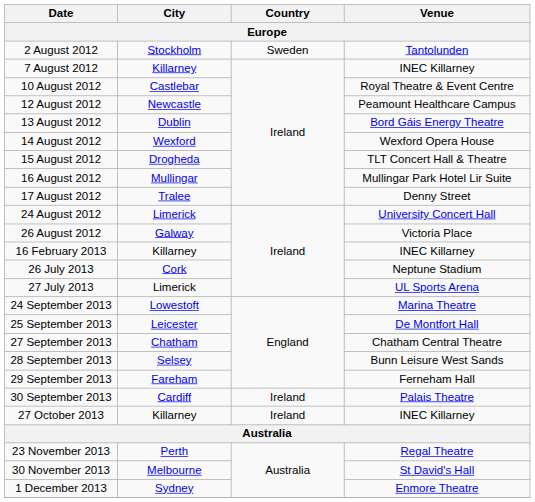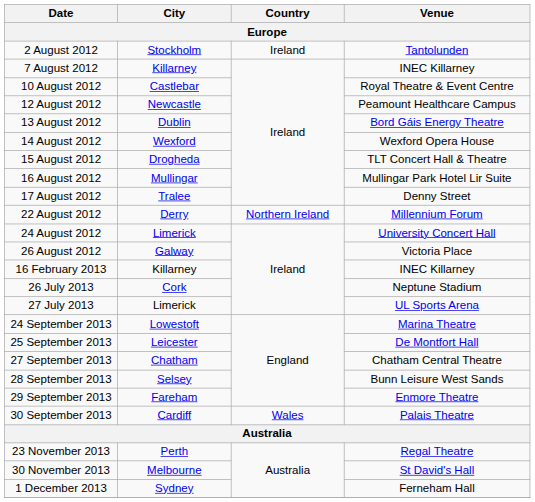(288, 50) Sweden -> (288, 50) Ireland
+ row: (61, 214)
(437, 379) Ferneham Hall -> (437, 397) Enmore Theatre
(288, 397) Ireland -> (288, 415) Wales
- row: (61, 415)
(437, 488) Enmore Theatre -> (437, 488) Ferneham Hall
